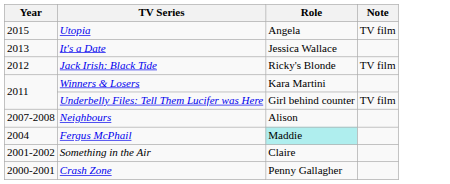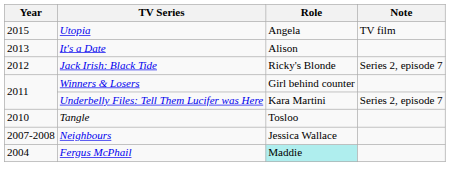(303, 48) Jessica Wallace -> (283, 48) Alison
(378, 65) TV film -> (401, 65) Series 2, episode 7
(297, 83) Kara Martini -> (312, 83) Girl behind counter
(312, 100) Girl behind counter -> (297, 100) Kara Martini
(378, 100) TV film -> (401, 100) Series 2, episode 7
+ row: (75, 118)
(283, 118) Alison -> (303, 135) Jessica Wallace
- row: (105, 153)
- row: (86, 170)
